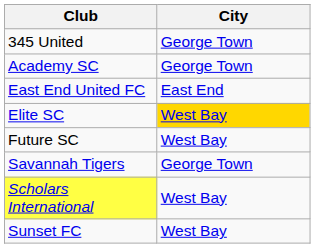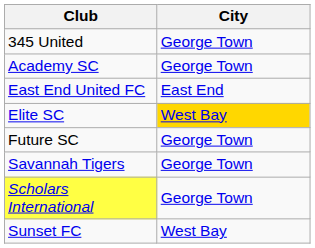(194, 139) West Bay -> (207, 139) George Town
(194, 197) West Bay -> (207, 197) George Town
